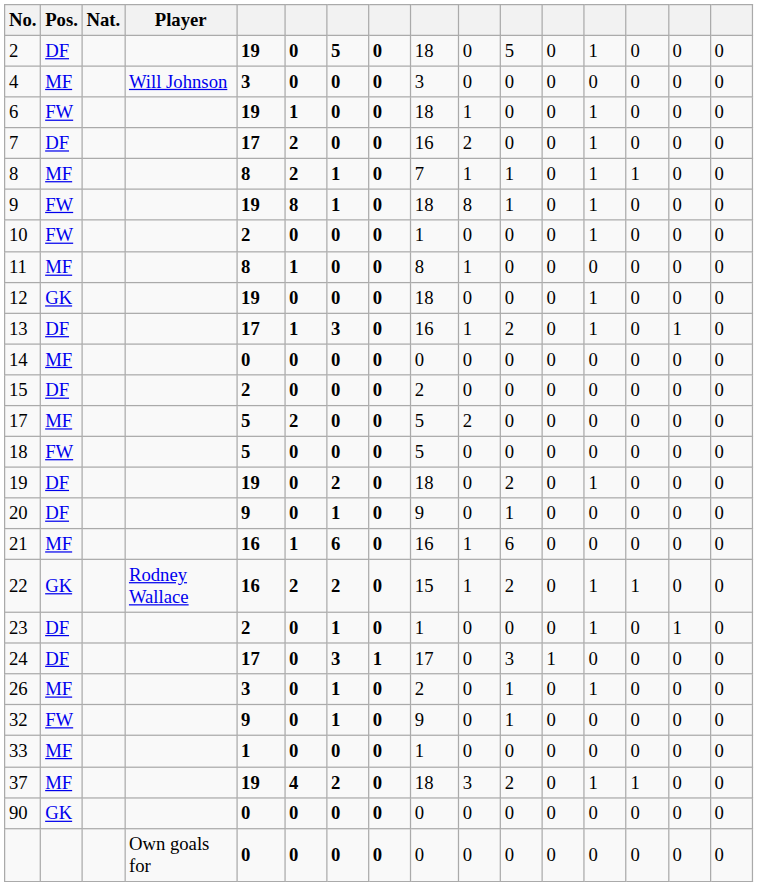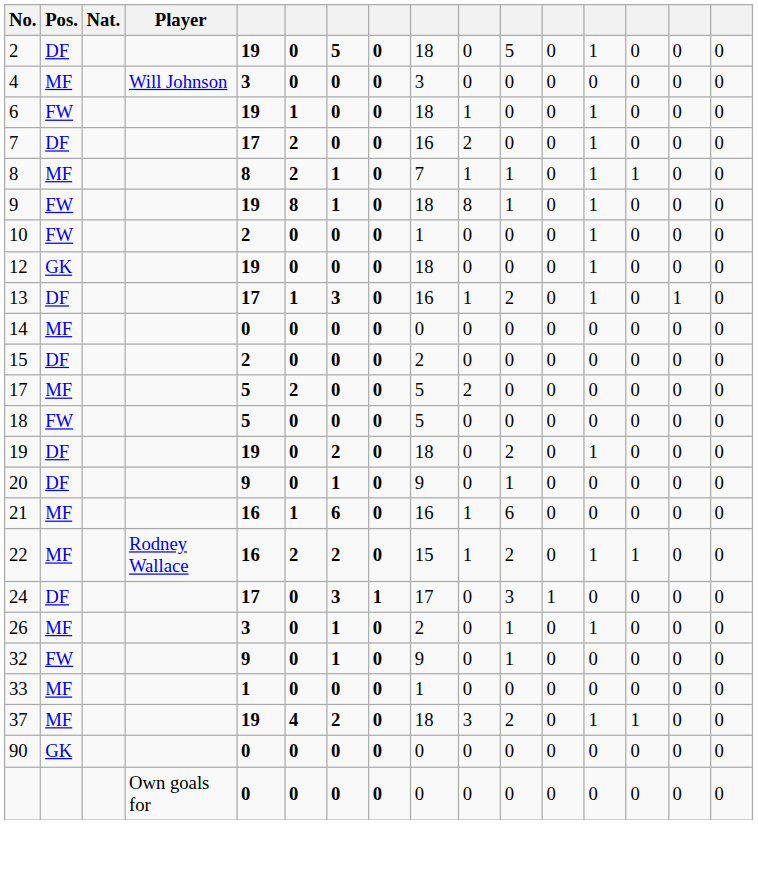- row: (18, 266)
(59, 586) GK -> (59, 555) MF
- row: (18, 627)
